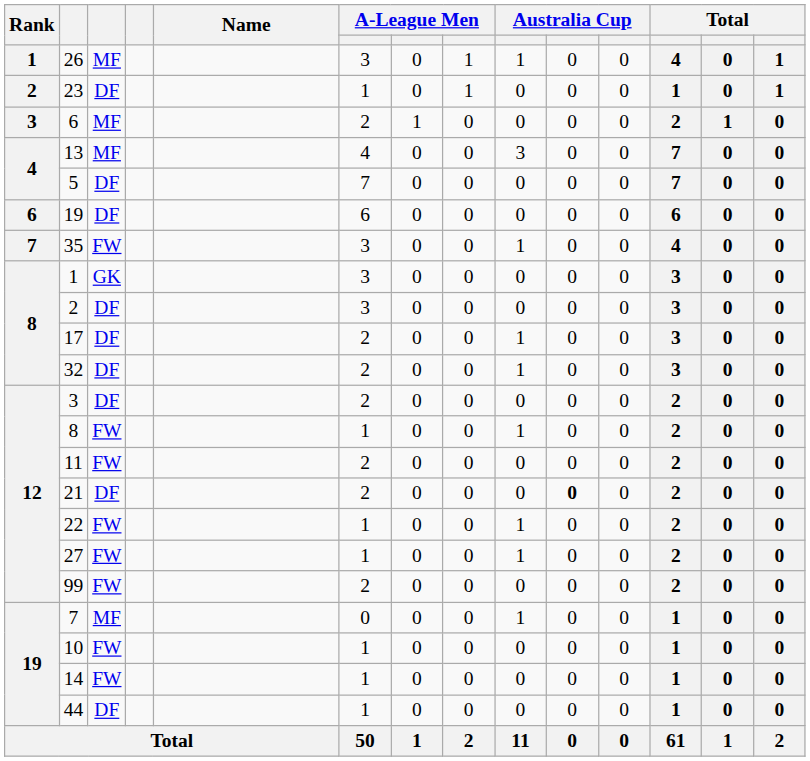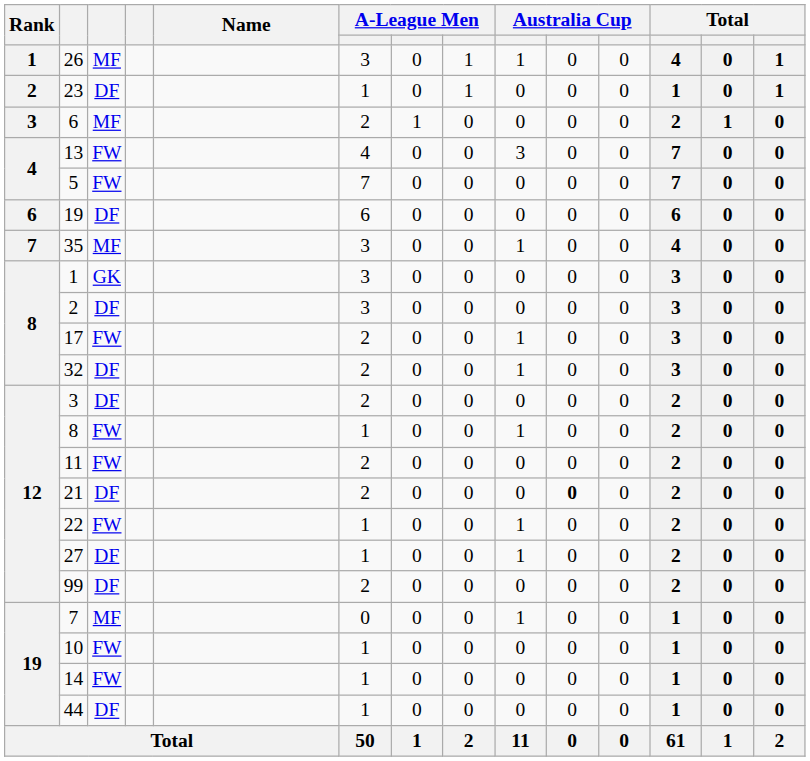(107, 152) MF -> (107, 152) FW
(107, 183) DF -> (107, 183) FW
(107, 245) FW -> (107, 245) MF
(107, 338) DF -> (107, 338) FW
(107, 555) FW -> (107, 555) DF
(107, 586) FW -> (107, 586) DF
